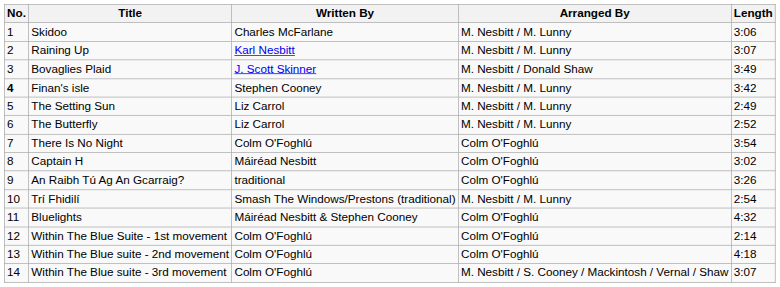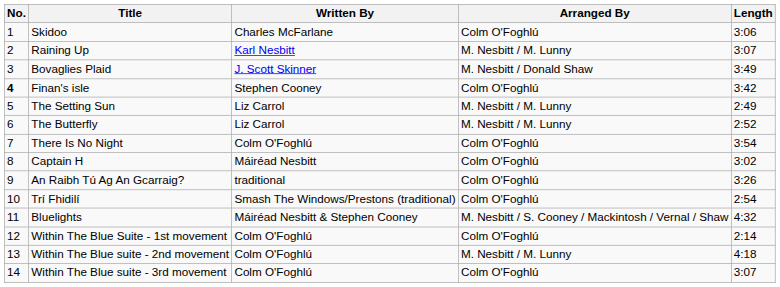(516, 32) M. Nesbitt / M. Lunny -> (500, 32) Colm O'Foghlú
(516, 87) M. Nesbitt / M. Lunny -> (500, 87) Colm O'Foghlú
(516, 198) M. Nesbitt / M. Lunny -> (500, 198) Colm O'Foghlú
(500, 217) Colm O'Foghlú -> (595, 217) M. Nesbitt / S. Cooney / Mackintosh / Vernal / Shaw
(500, 254) Colm O'Foghlú -> (516, 254) M. Nesbitt / M. Lunny
(595, 273) M. Nesbitt / S. Cooney / Mackintosh / Vernal / Shaw -> (500, 273) Colm O'Foghlú
